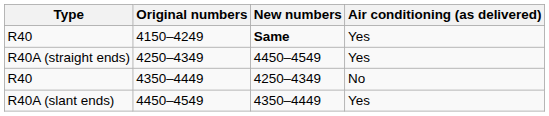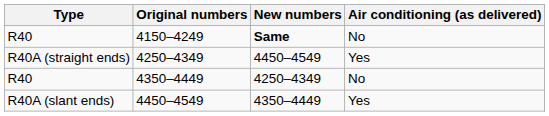(359, 36) Yes -> (357, 36) No
